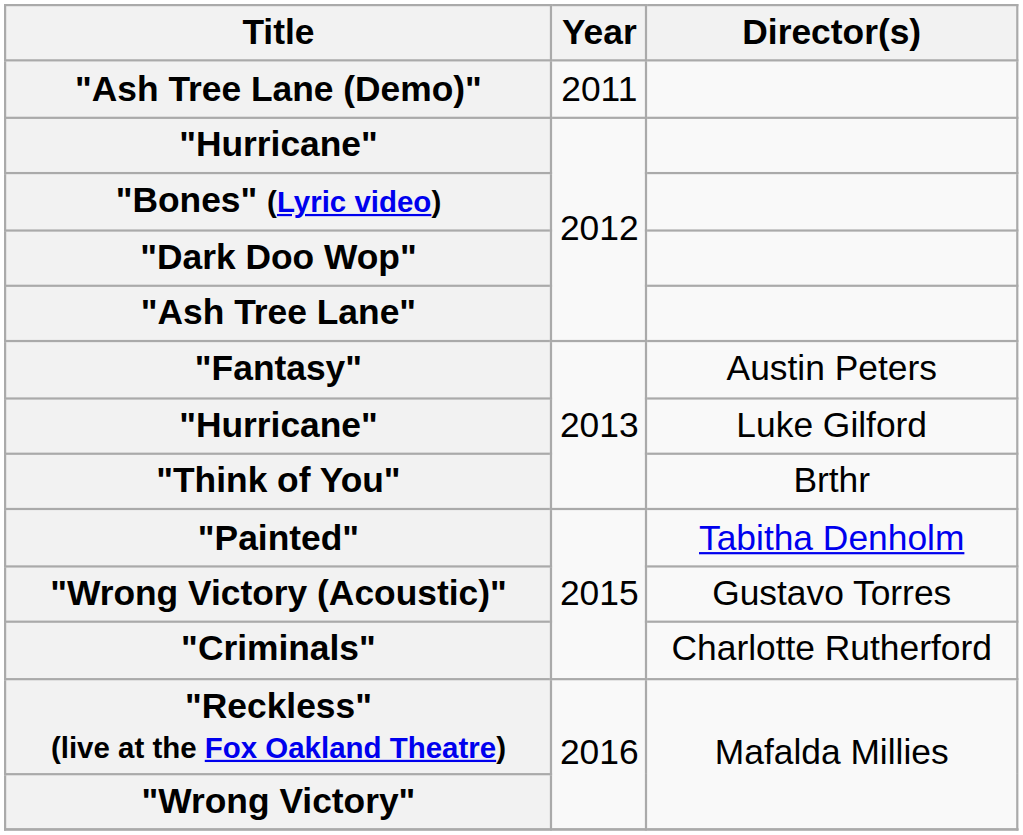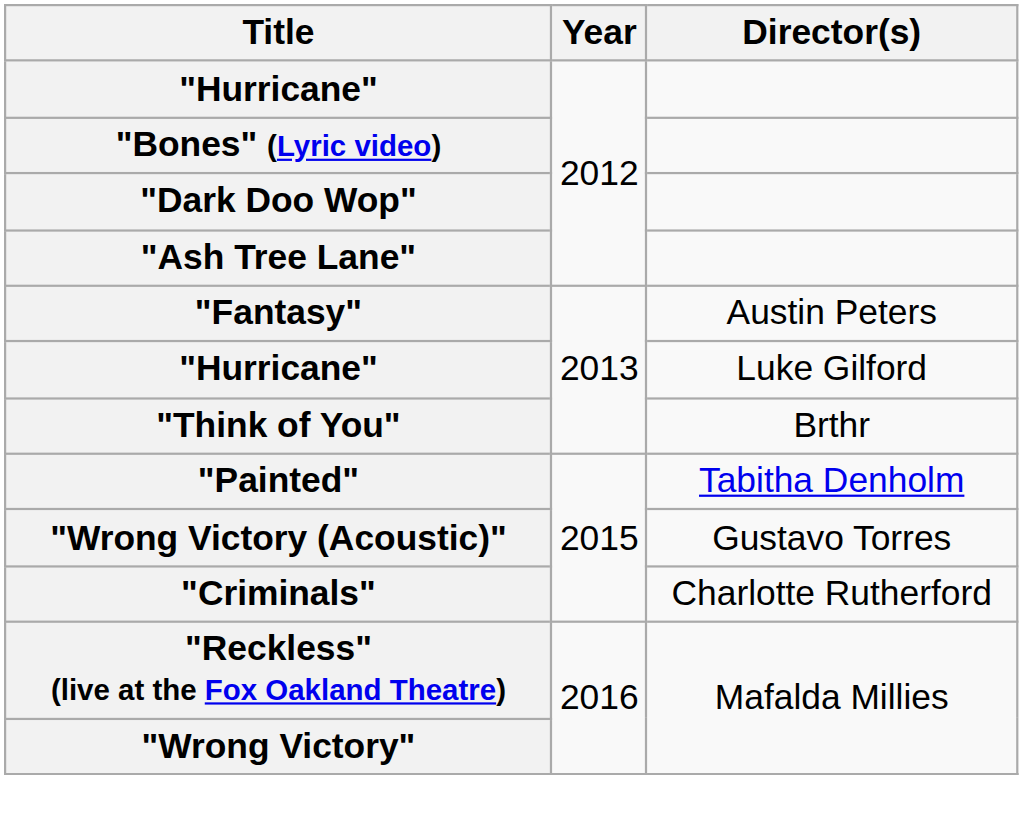- row: (278, 88)
